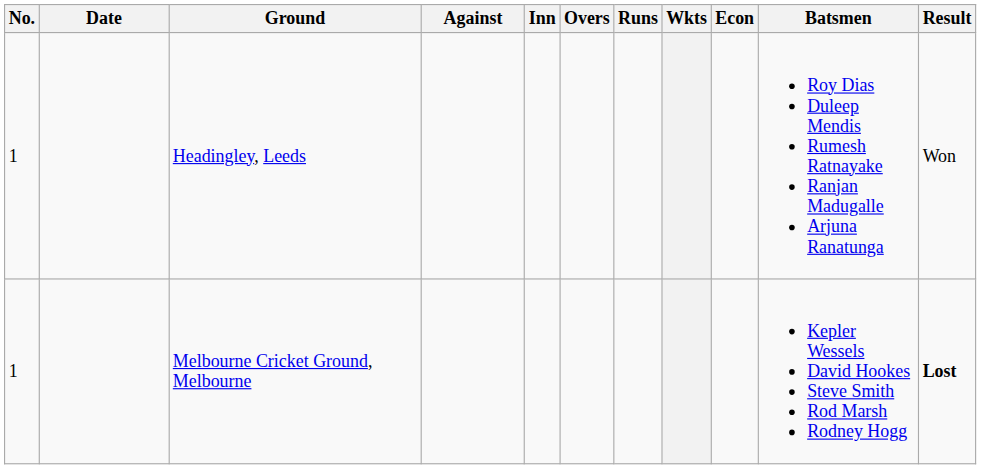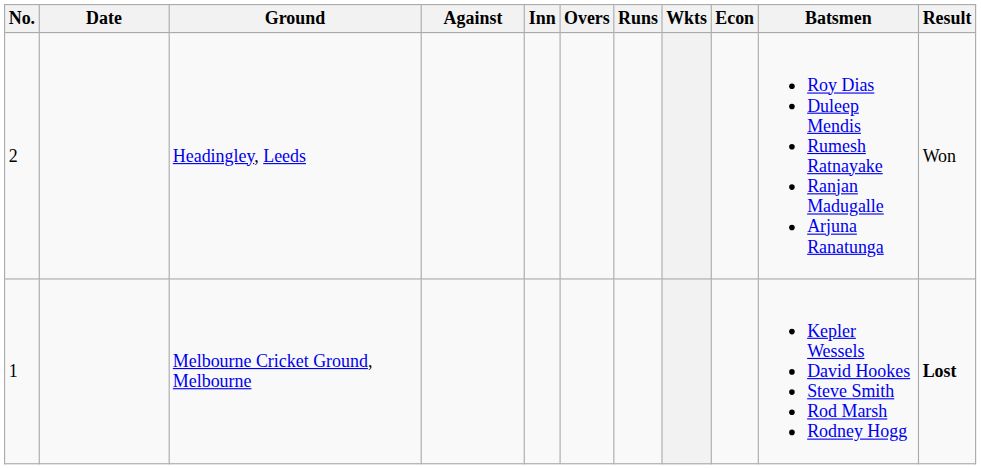(13, 155) 1 -> (13, 155) 2
